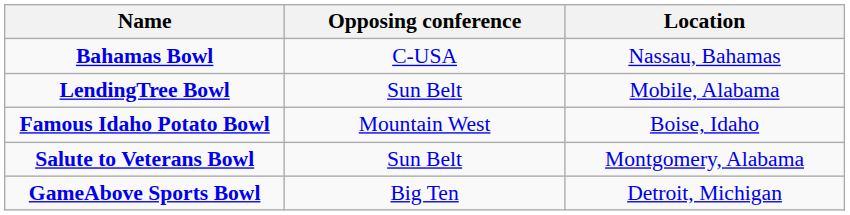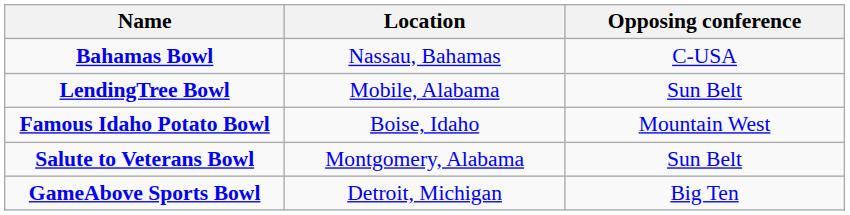columns swapped: (705, 21) <-> (425, 21)
